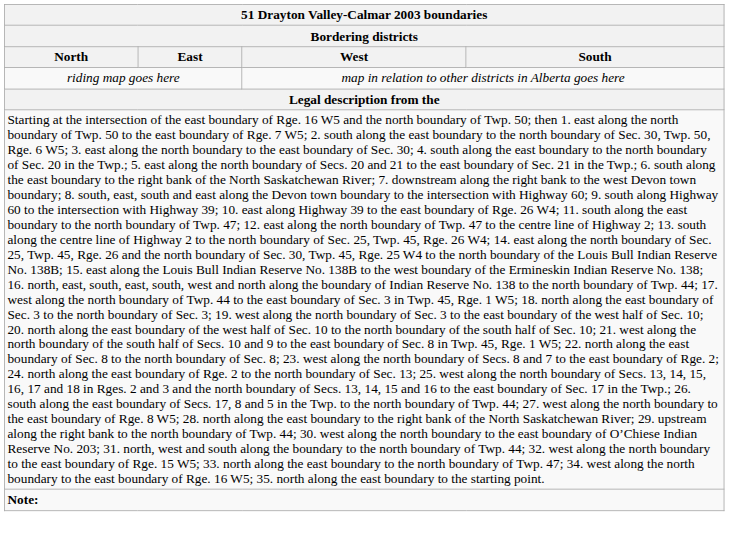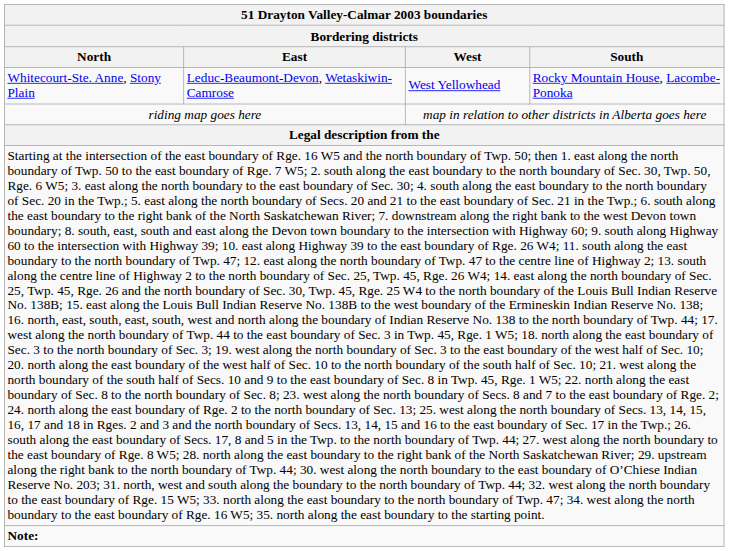+ row: (84, 85)
